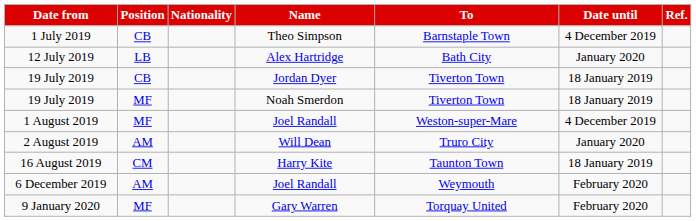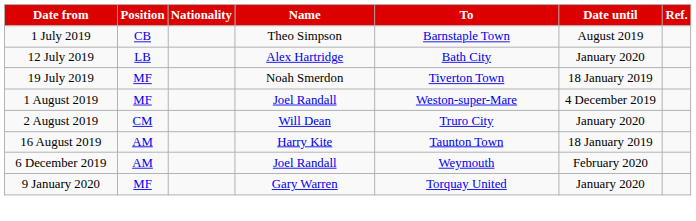(610, 36) 4 December 2019 -> (610, 36) August 2019
- row: (61, 78)
(142, 142) AM -> (143, 121) CM
(143, 163) CM -> (142, 142) AM
(610, 205) February 2020 -> (610, 184) January 2020
